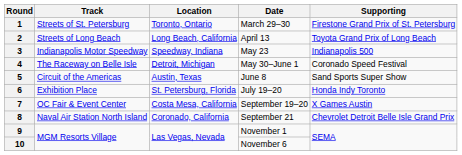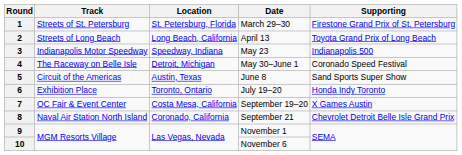(182, 24) Toronto, Ontario -> (194, 24) St. Petersburg, Florida
(194, 90) St. Petersburg, Florida -> (182, 90) Toronto, Ontario
